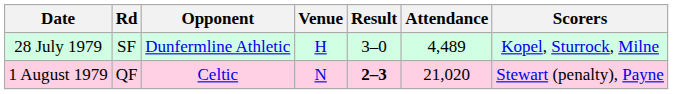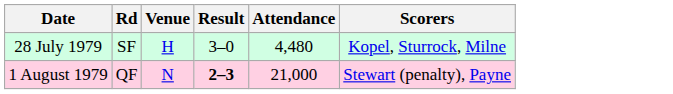- column: (218, 18)
(447, 46) 4,489 -> (294, 46) 4,480
(447, 74) 21,020 -> (294, 74) 21,000
